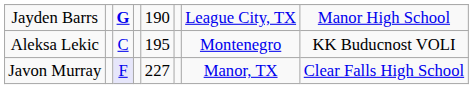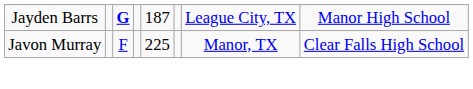(157, 17) 190 -> (157, 17) 187
- row: (55, 44)
(123, 70) lavender background -> (123, 44) no background
(157, 70) 227 -> (157, 44) 225
